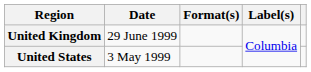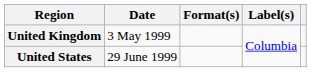(142, 35) 29 June 1999 -> (139, 35) 3 May 1999
(139, 56) 3 May 1999 -> (142, 56) 29 June 1999
